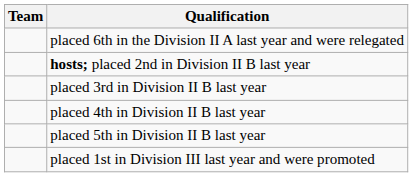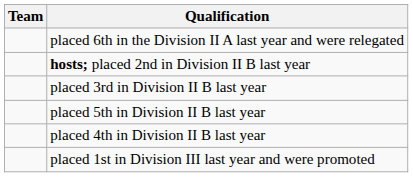rows swapped: (158, 111) <-> (158, 135)
